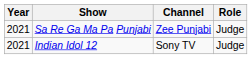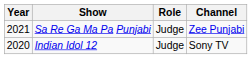columns swapped: (230, 12) <-> (183, 12)
(18, 45) 2021 -> (18, 45) 2020
